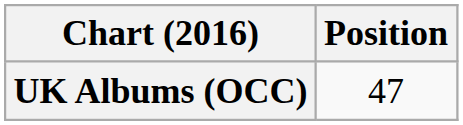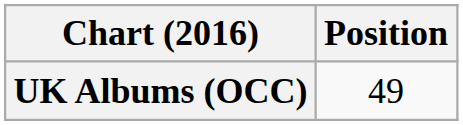(386, 90) 47 -> (386, 90) 49
